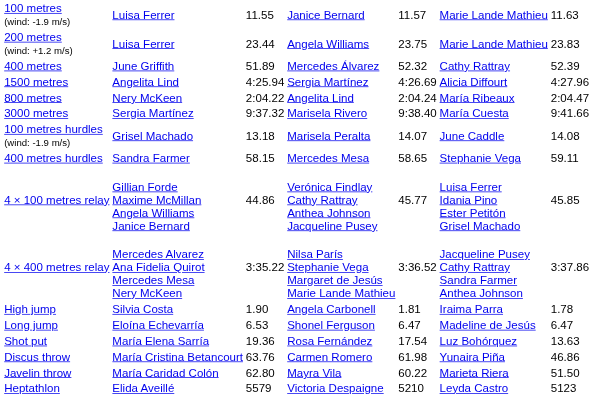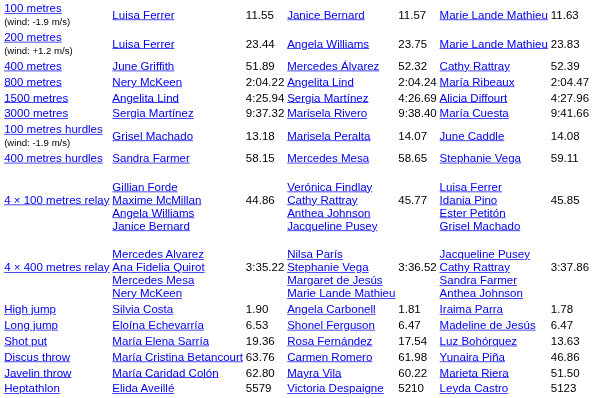rows swapped: (33, 98) <-> (36, 82)
